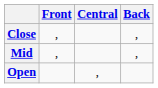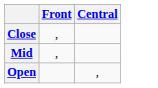- column: (137, 14)
